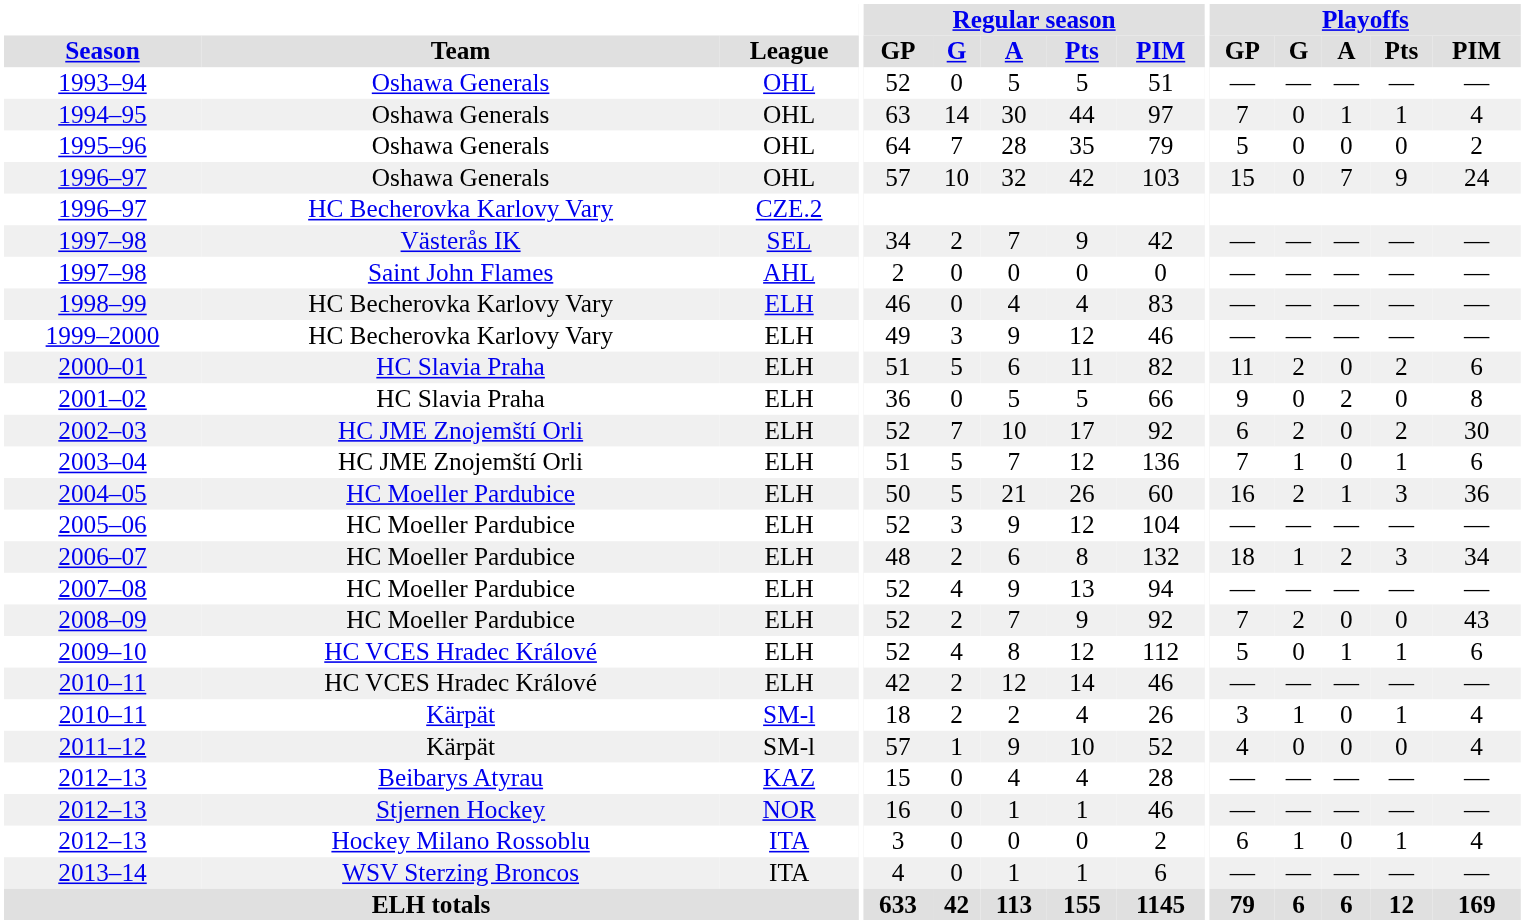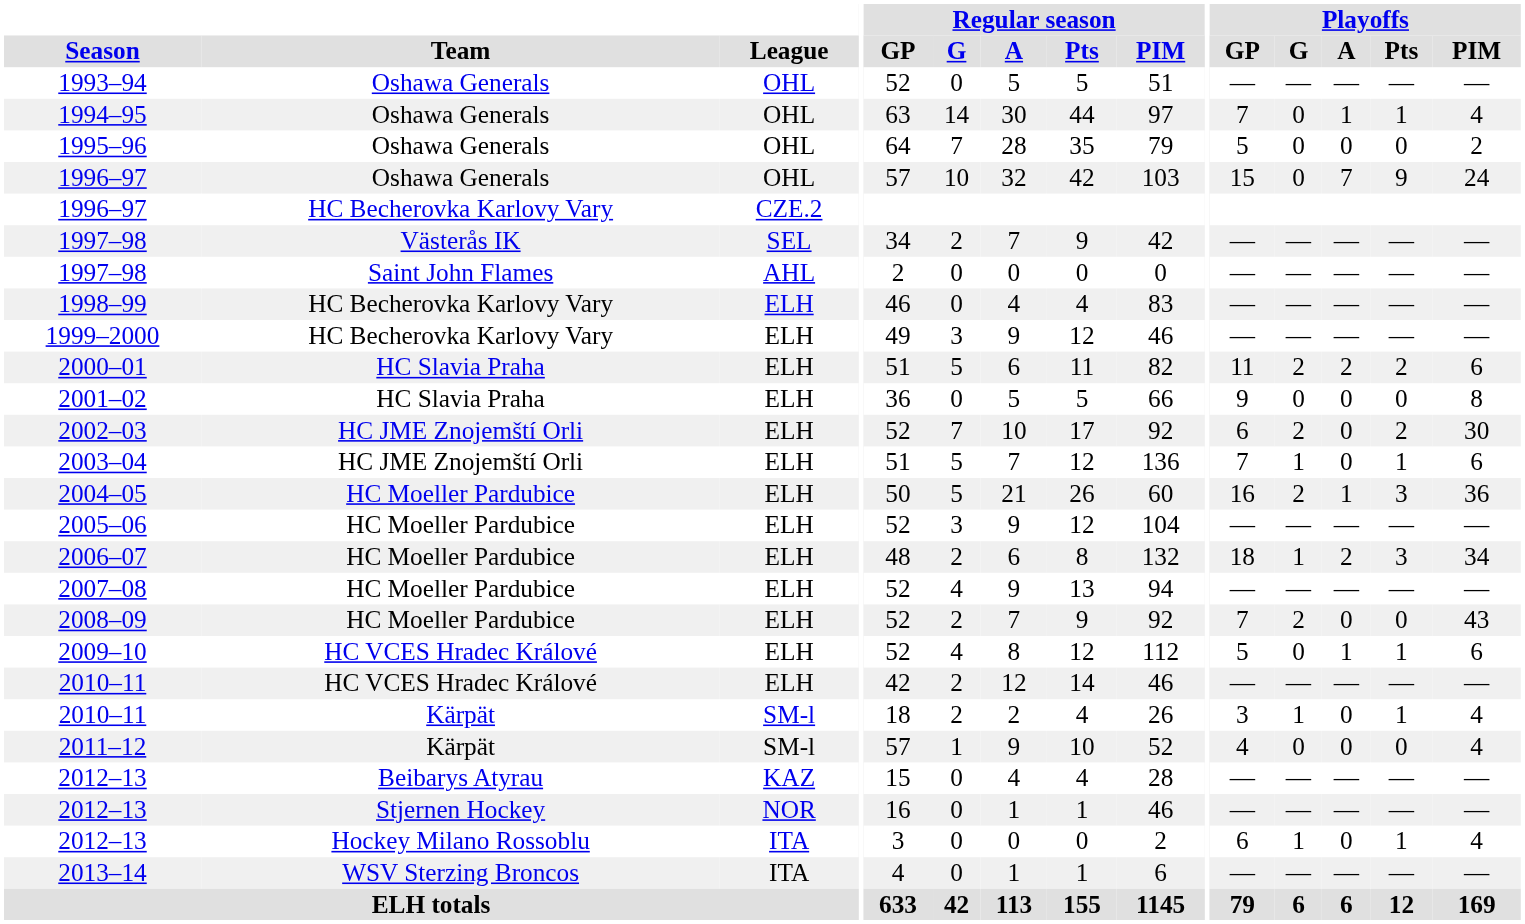(1346, 367) 0 -> (1346, 367) 2
(1346, 398) 2 -> (1346, 398) 0
